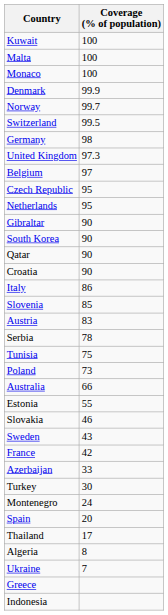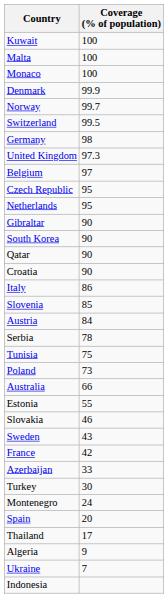(87, 321) 83 -> (87, 321) 84
(84, 552) 8 -> (84, 552) 9
- row: (21, 585)
